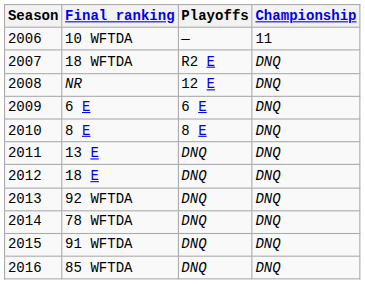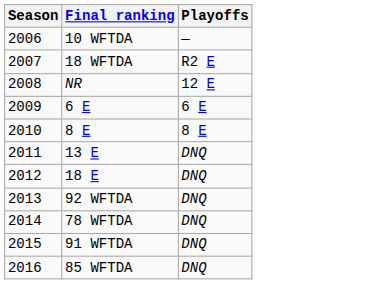- column: (306, 16)
